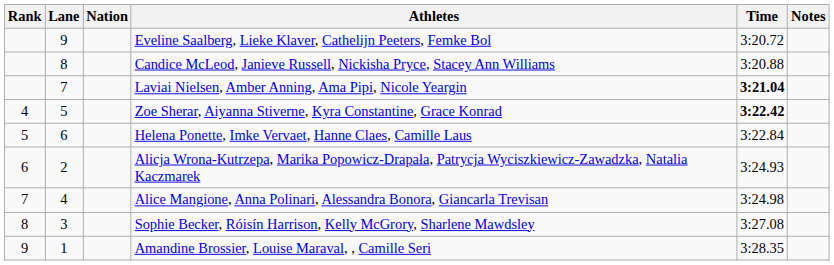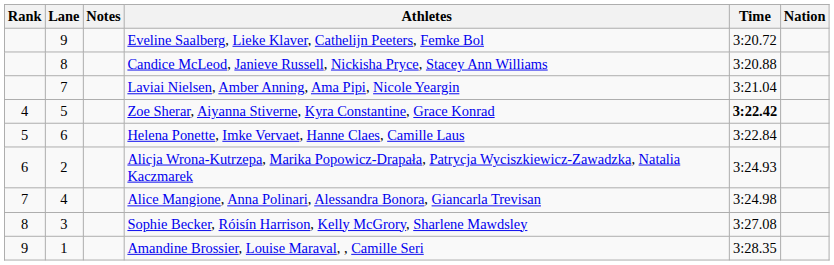columns swapped: (107, 16) <-> (808, 16)
(762, 88) bold -> (755, 88) normal
